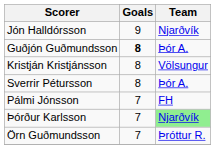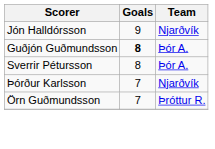- row: (57, 65)
- row: (43, 100)
(178, 118) lightgreen background -> (178, 83) no background
